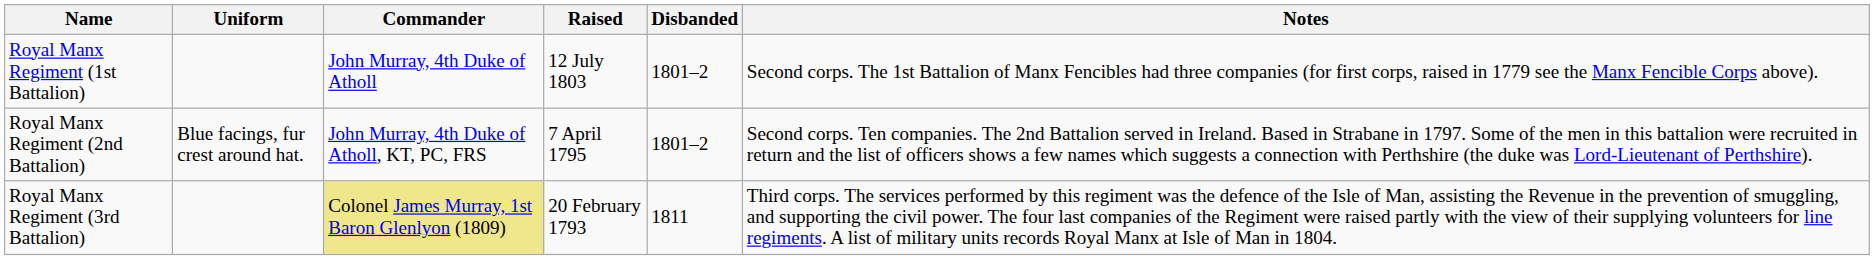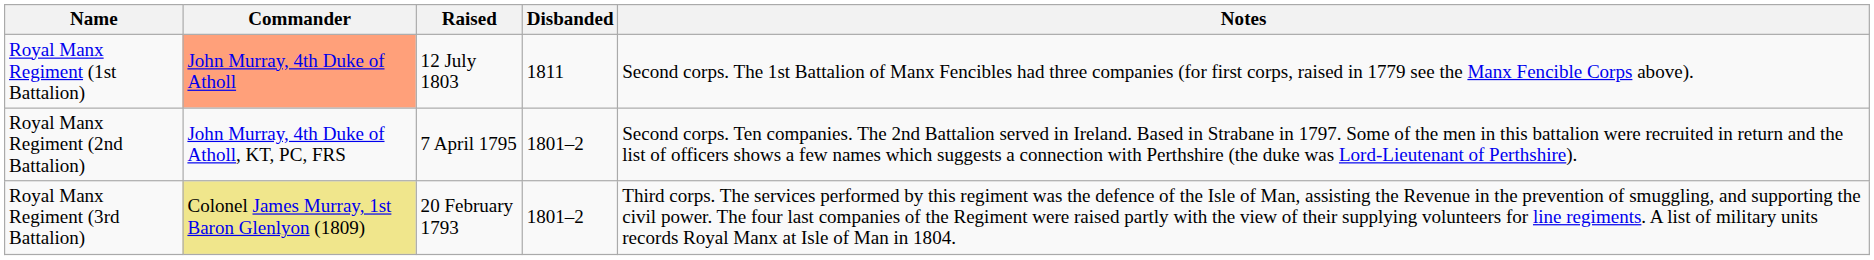- column: (248, 19)
(427, 71) no background -> (286, 71) lightsalmon background
(680, 71) 1801–2 -> (545, 71) 1811
(670, 217) 1811 -> (555, 217) 1801–2
